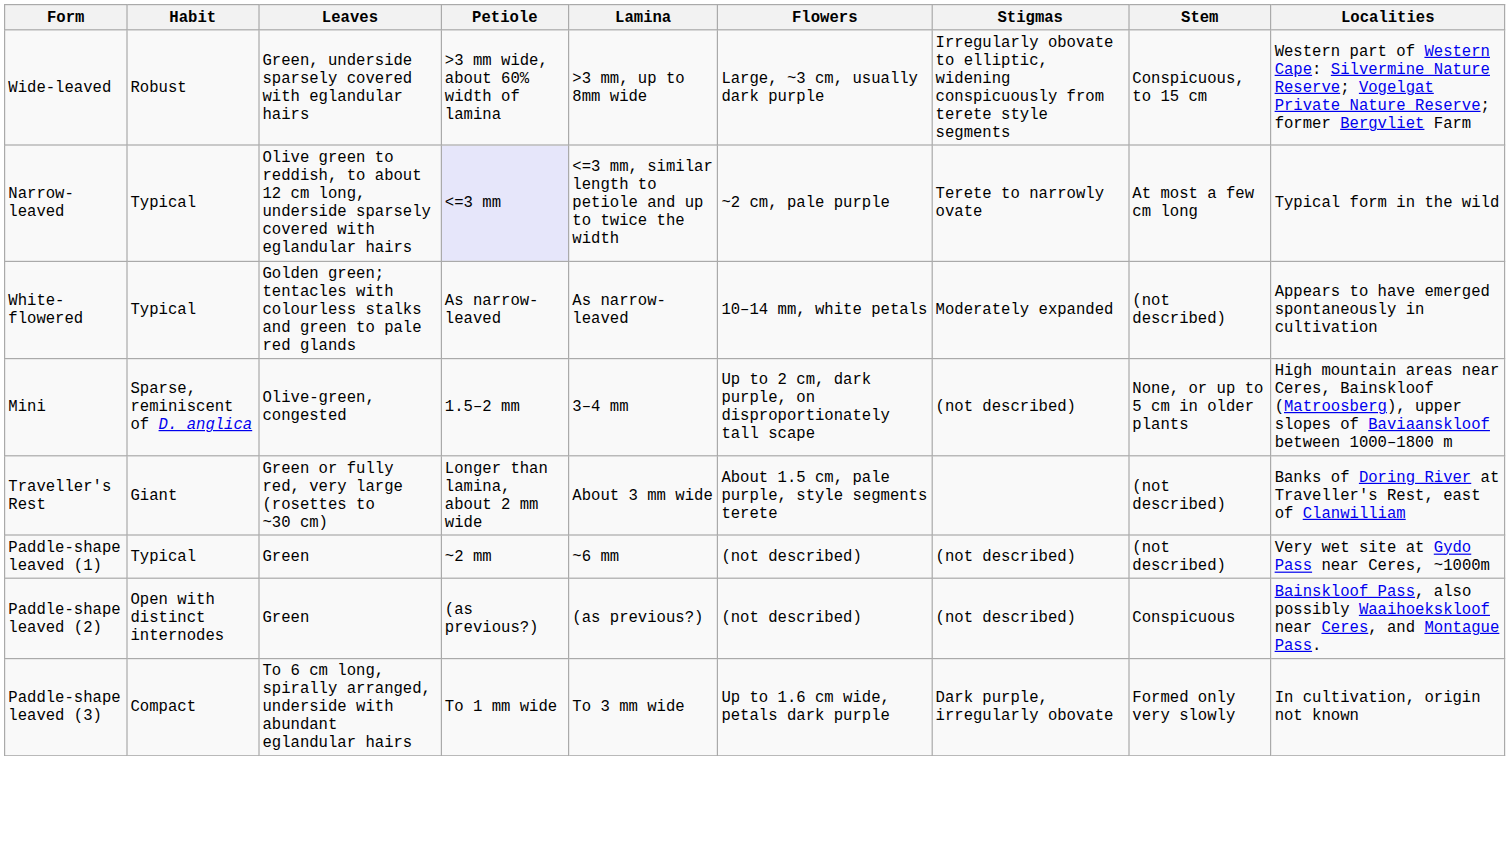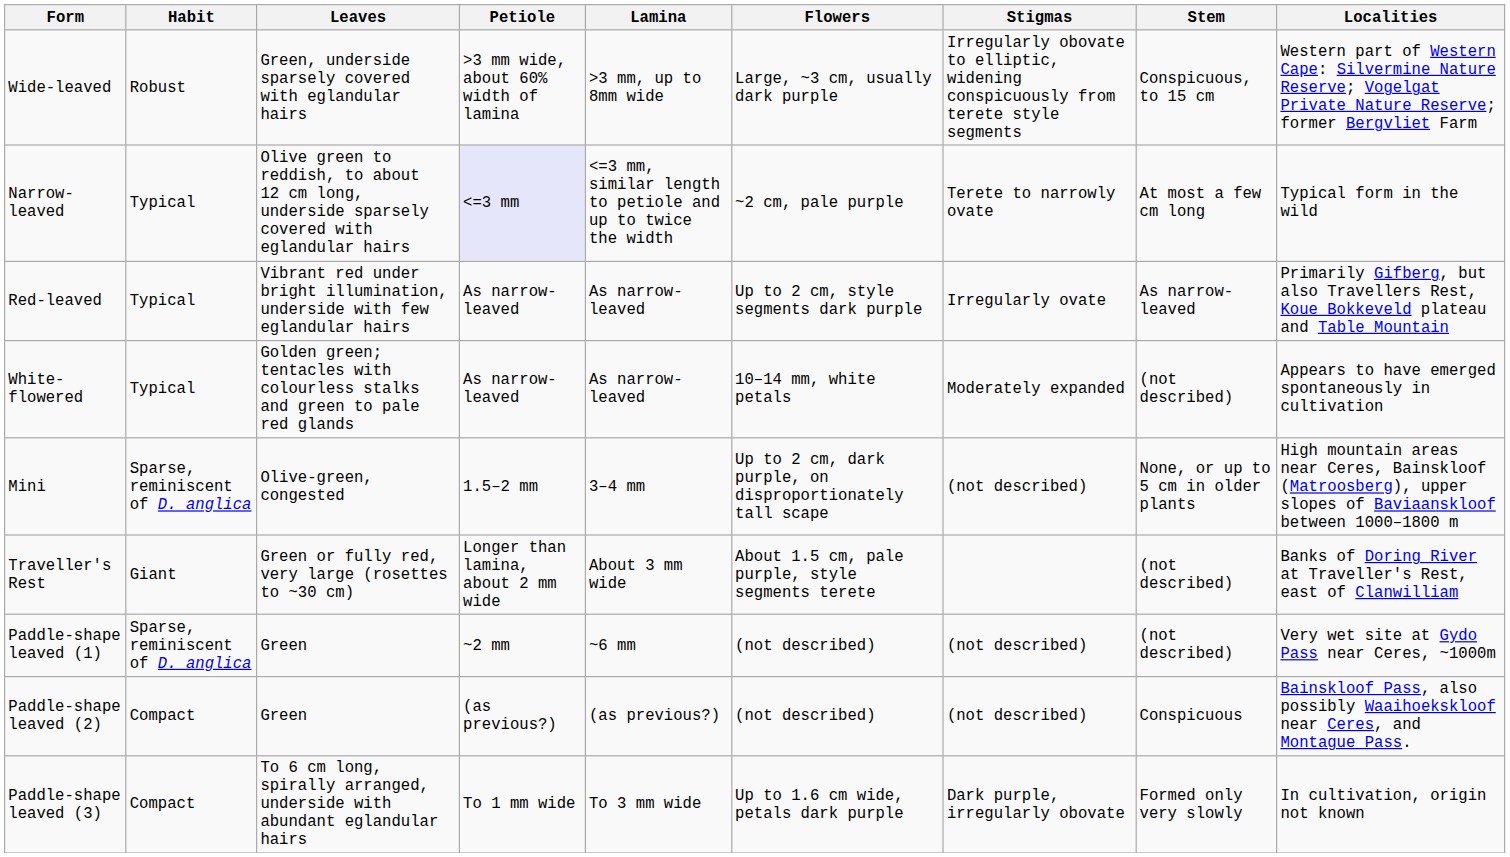+ row: (55, 301)
(163, 557) Typical -> (191, 645) Sparse, reminiscent of D. anglica
(177, 618) Open with distinct internodes -> (163, 716) Compact
